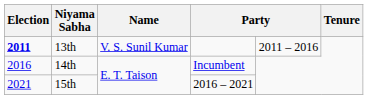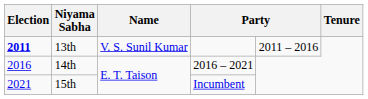(219, 65) Incumbent -> (223, 65) 2016 – 2021
(223, 84) 2016 – 2021 -> (219, 84) Incumbent
